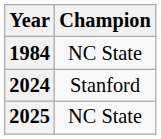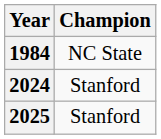(105, 117) NC State -> (105, 117) Stanford
